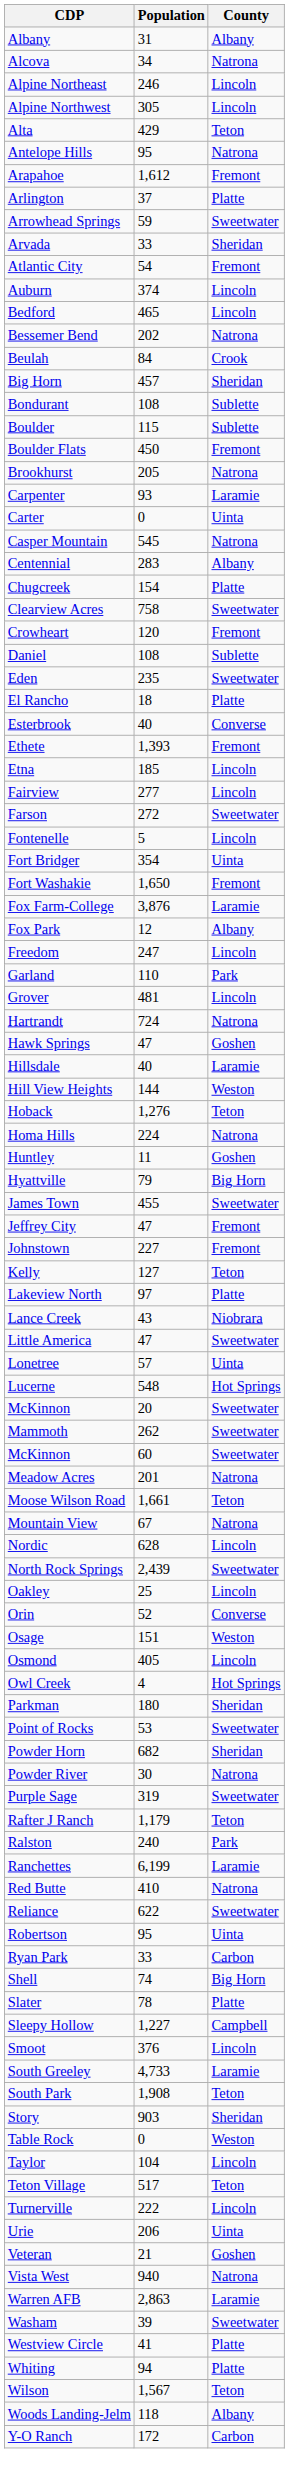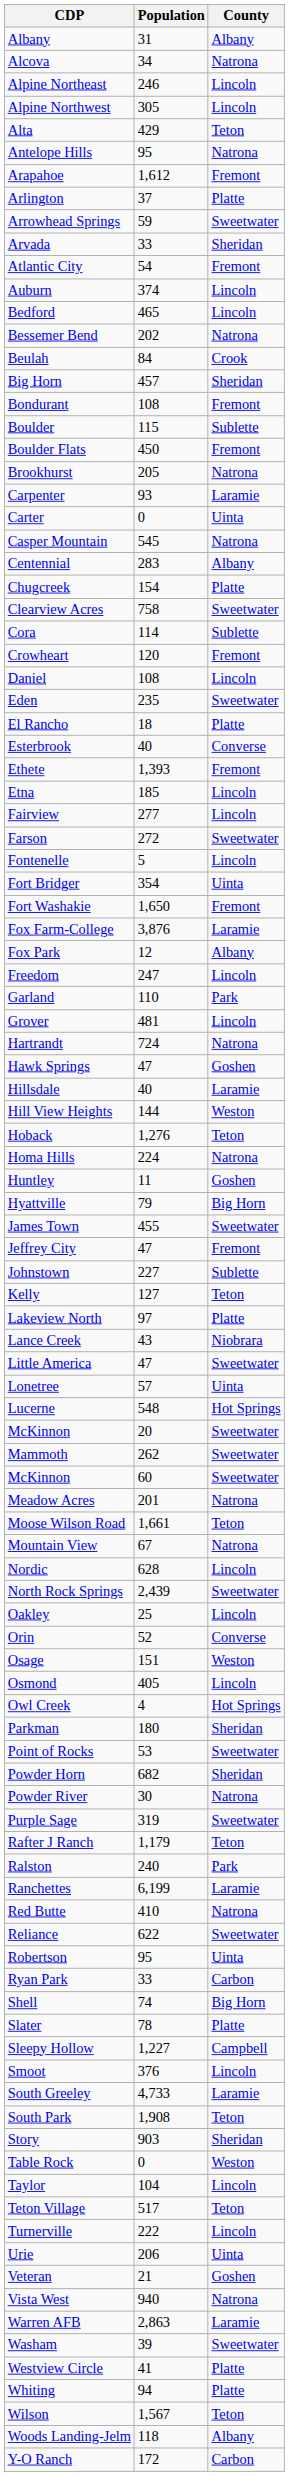(235, 404) Sublette -> (236, 404) Fremont
+ row: (22, 632)
(235, 655) Sublette -> (234, 678) Lincoln
(236, 1249) Fremont -> (235, 1271) Sublette
